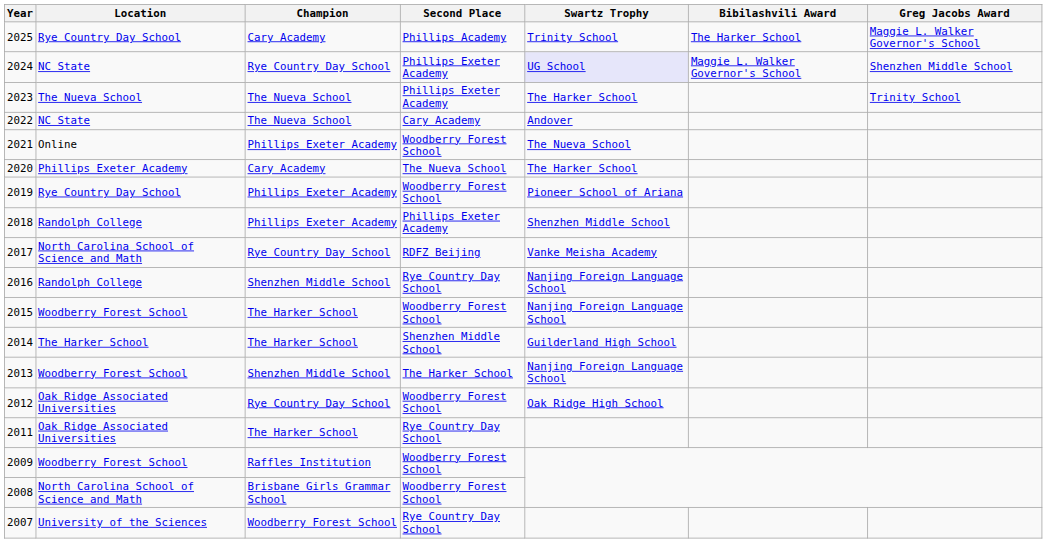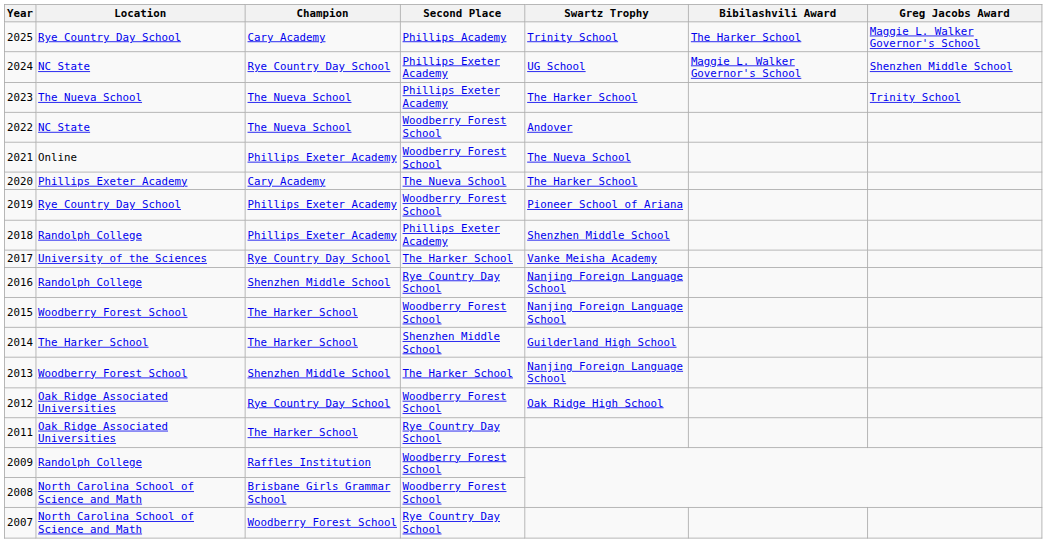(556, 67) lavender background -> (556, 67) no background
(442, 121) Cary Academy -> (455, 127) Woodberry Forest School
(116, 252) North Carolina School of Science and Math -> (123, 259) University of the Sciences
(442, 252) RDFZ Beijing -> (458, 259) The Harker School
(113, 463) Woodberry Forest School -> (90, 463) Randolph College
(123, 523) University of the Sciences -> (116, 523) North Carolina School of Science and Math
